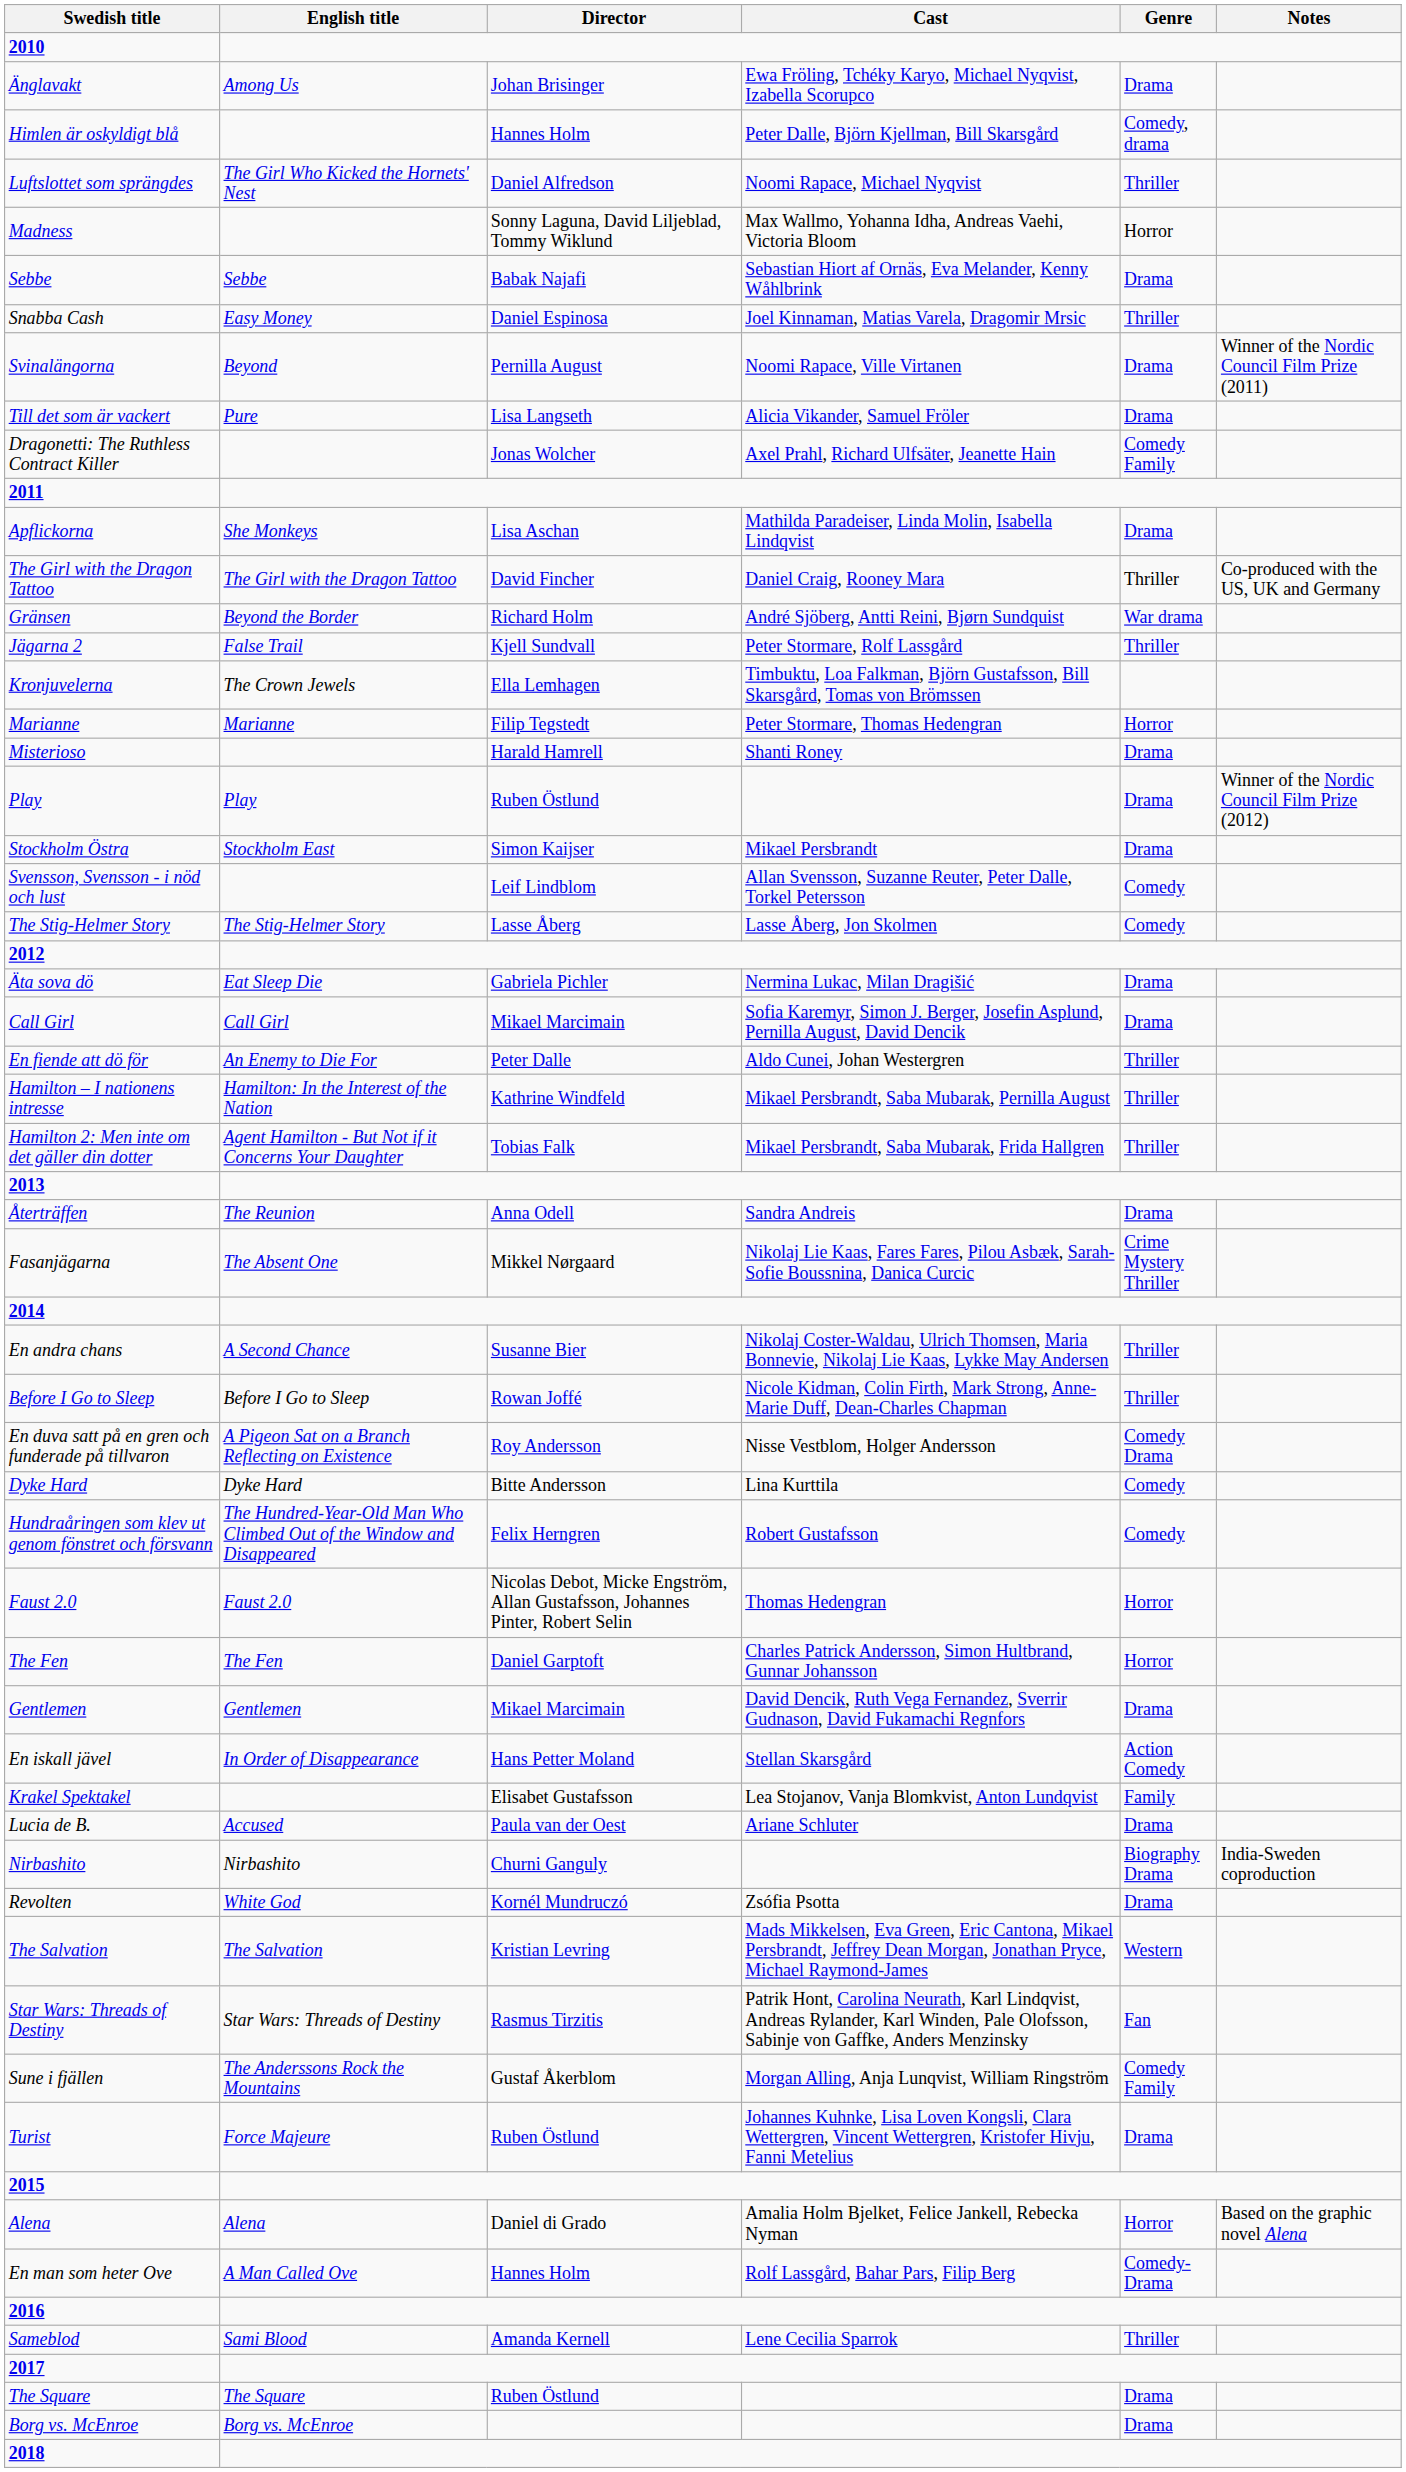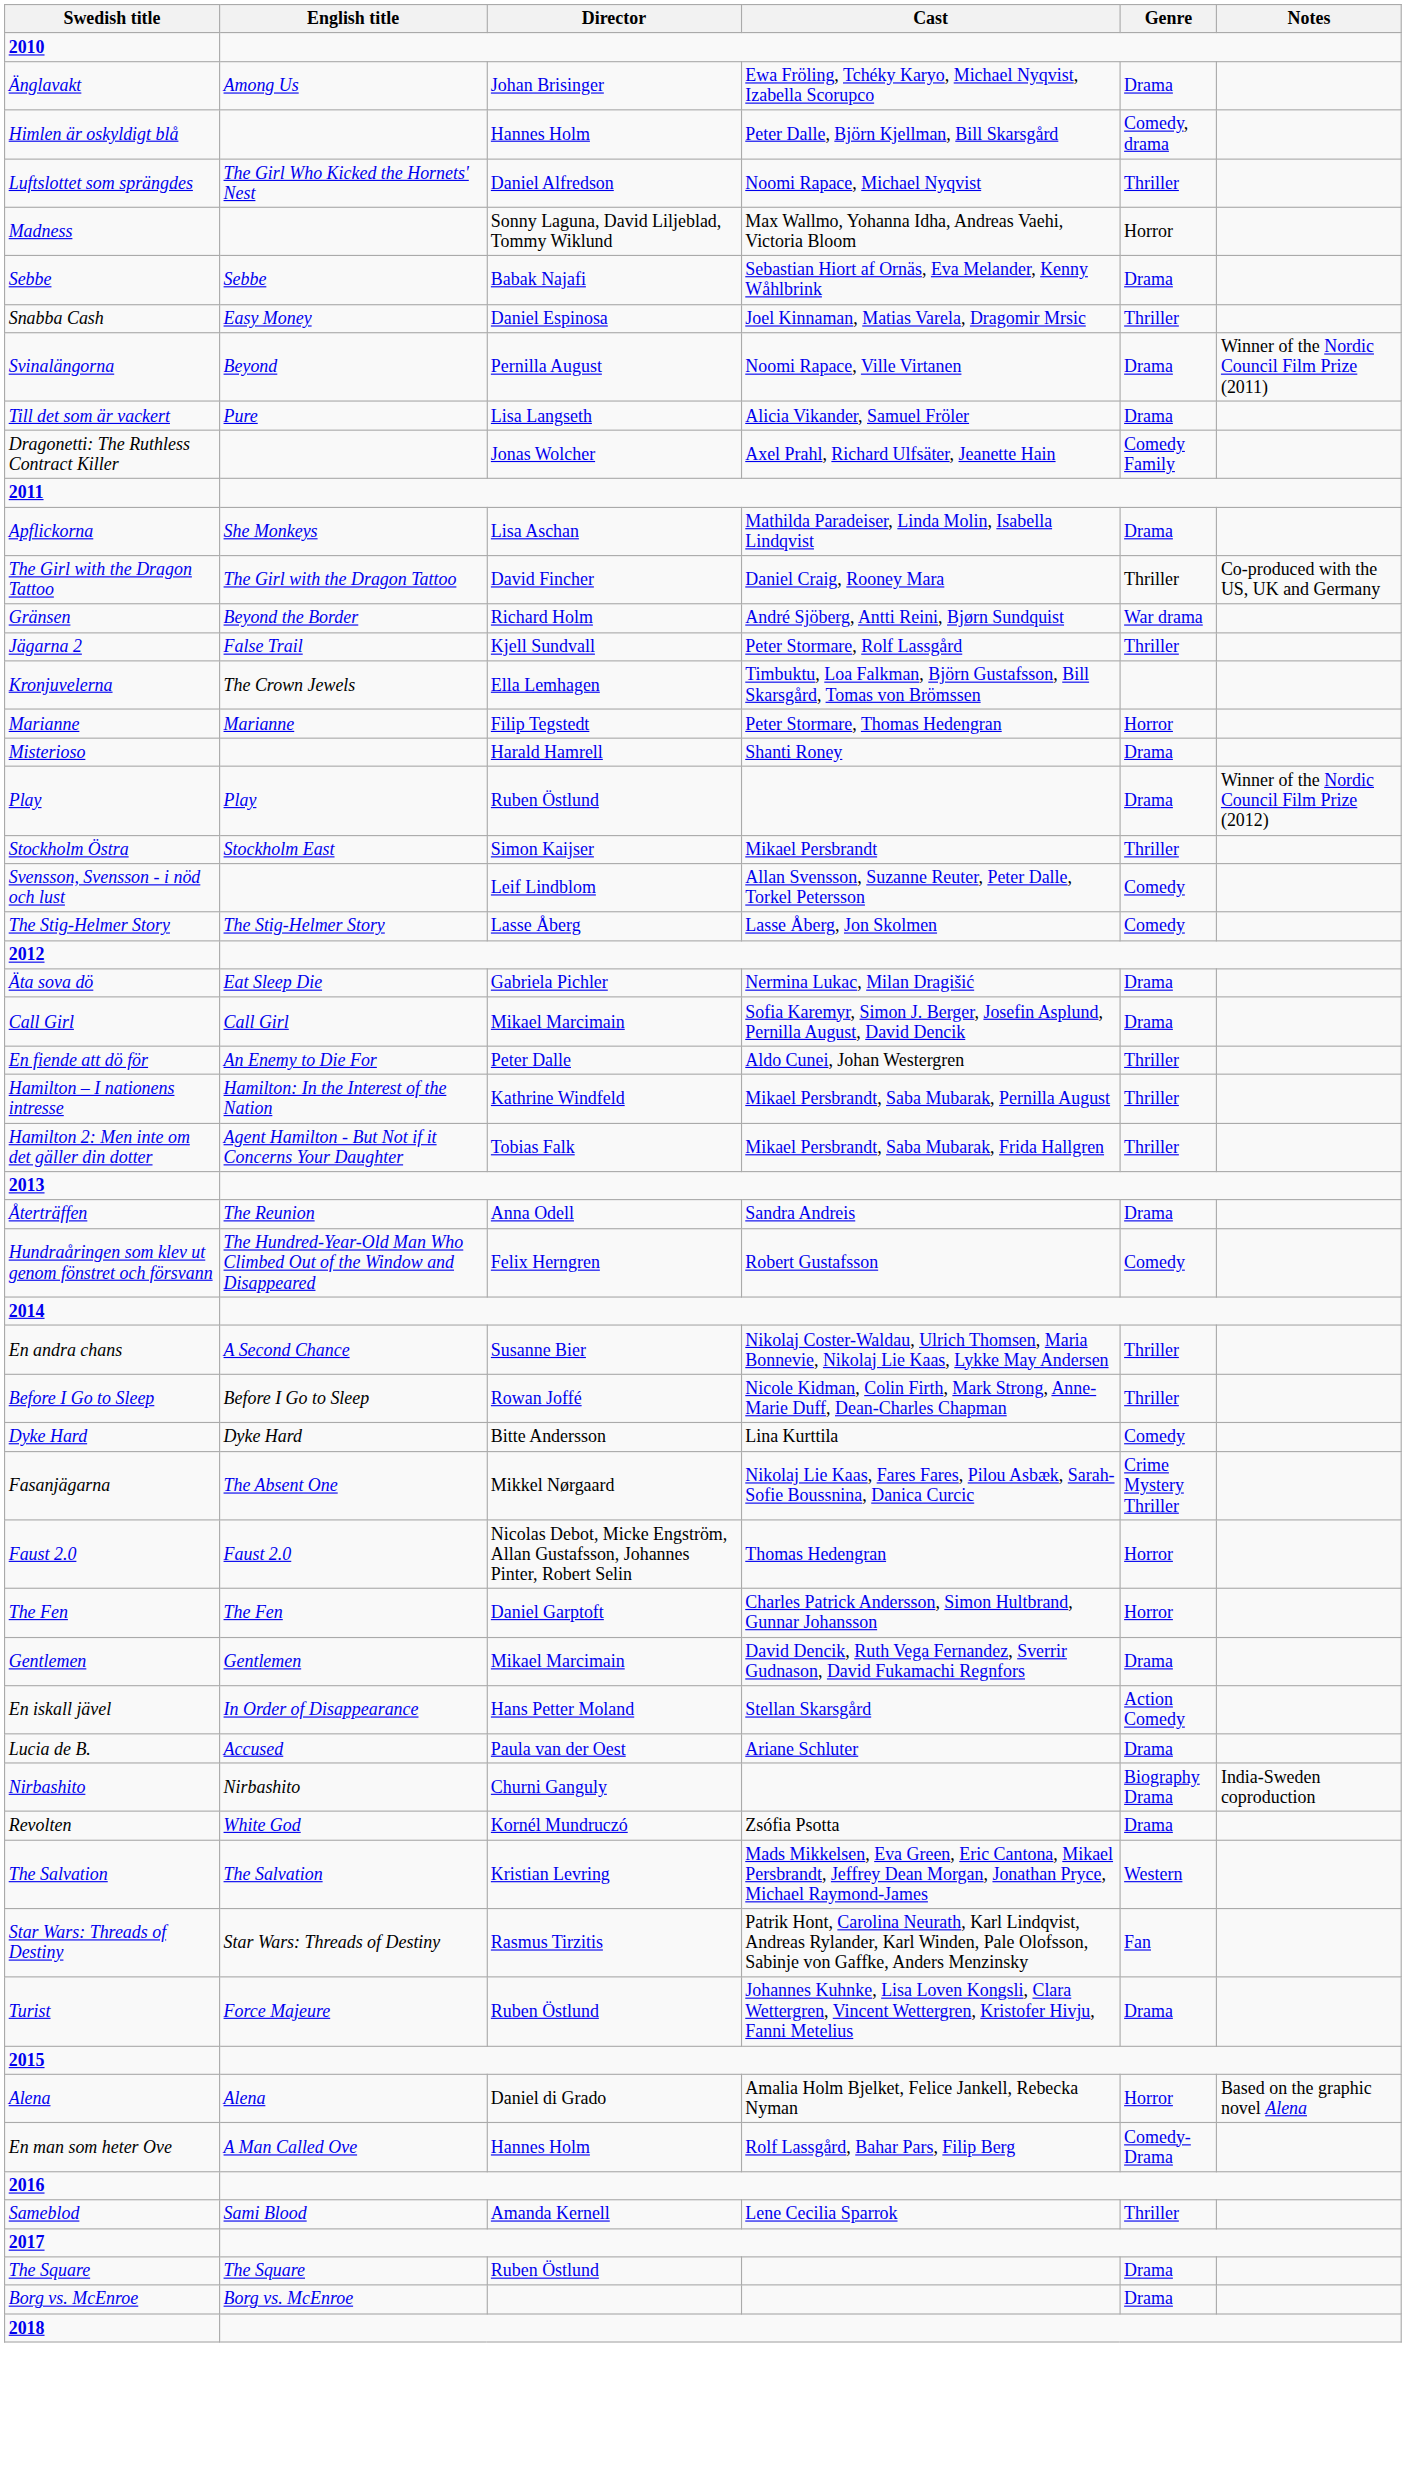(1149, 849) Drama -> (1151, 849) Thriller
rows swapped: (111, 1533) <-> (59, 1262)
- row: (109, 1446)
- row: (70, 1796)
- row: (56, 2078)
